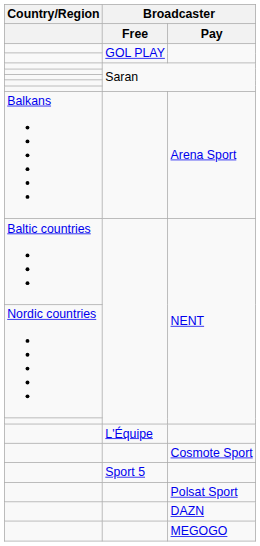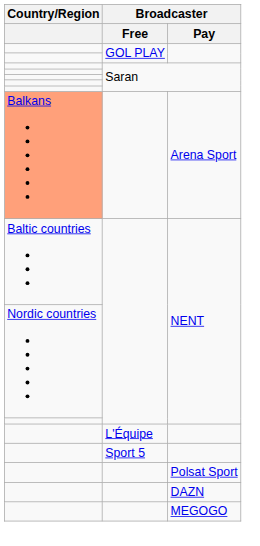(53, 149) no background -> (53, 149) lightsalmon background
- row: (135, 453)
